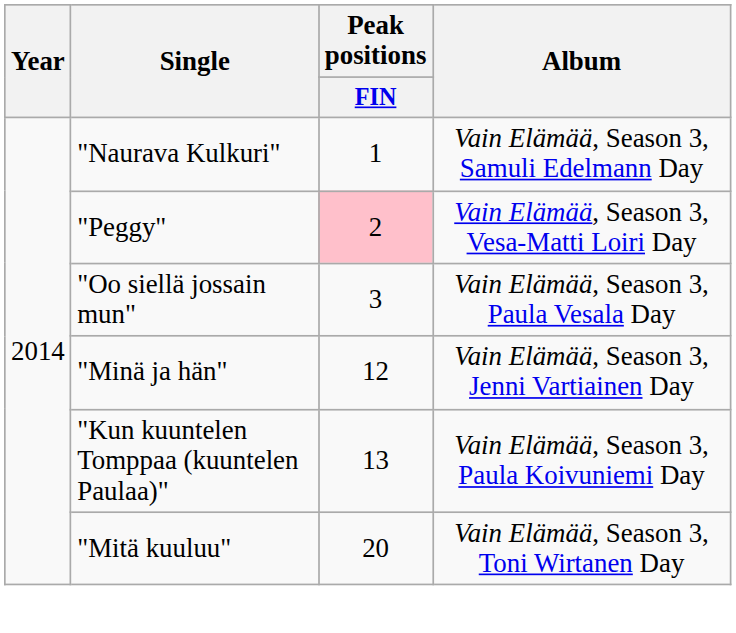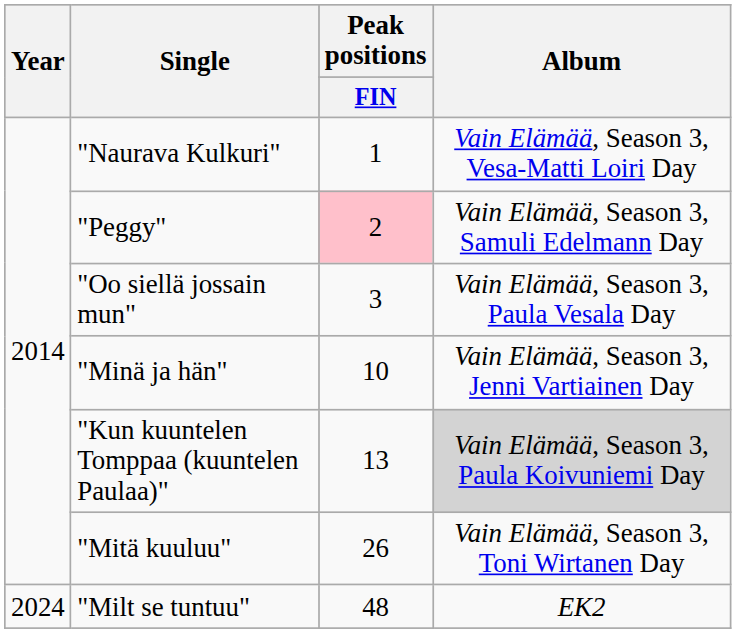(582, 153) Vain Elämää, Season 3, Samuli Edelmann Day -> (582, 153) Vain Elämää, Season 3, Vesa-Matti Loiri Day
(582, 226) Vain Elämää, Season 3, Vesa-Matti Loiri Day -> (582, 226) Vain Elämää, Season 3, Samuli Edelmann Day
(376, 372) 12 -> (376, 372) 10
(582, 460) no background -> (582, 460) lightgrey background
(376, 548) 20 -> (376, 548) 26
+ row: (164, 606)
